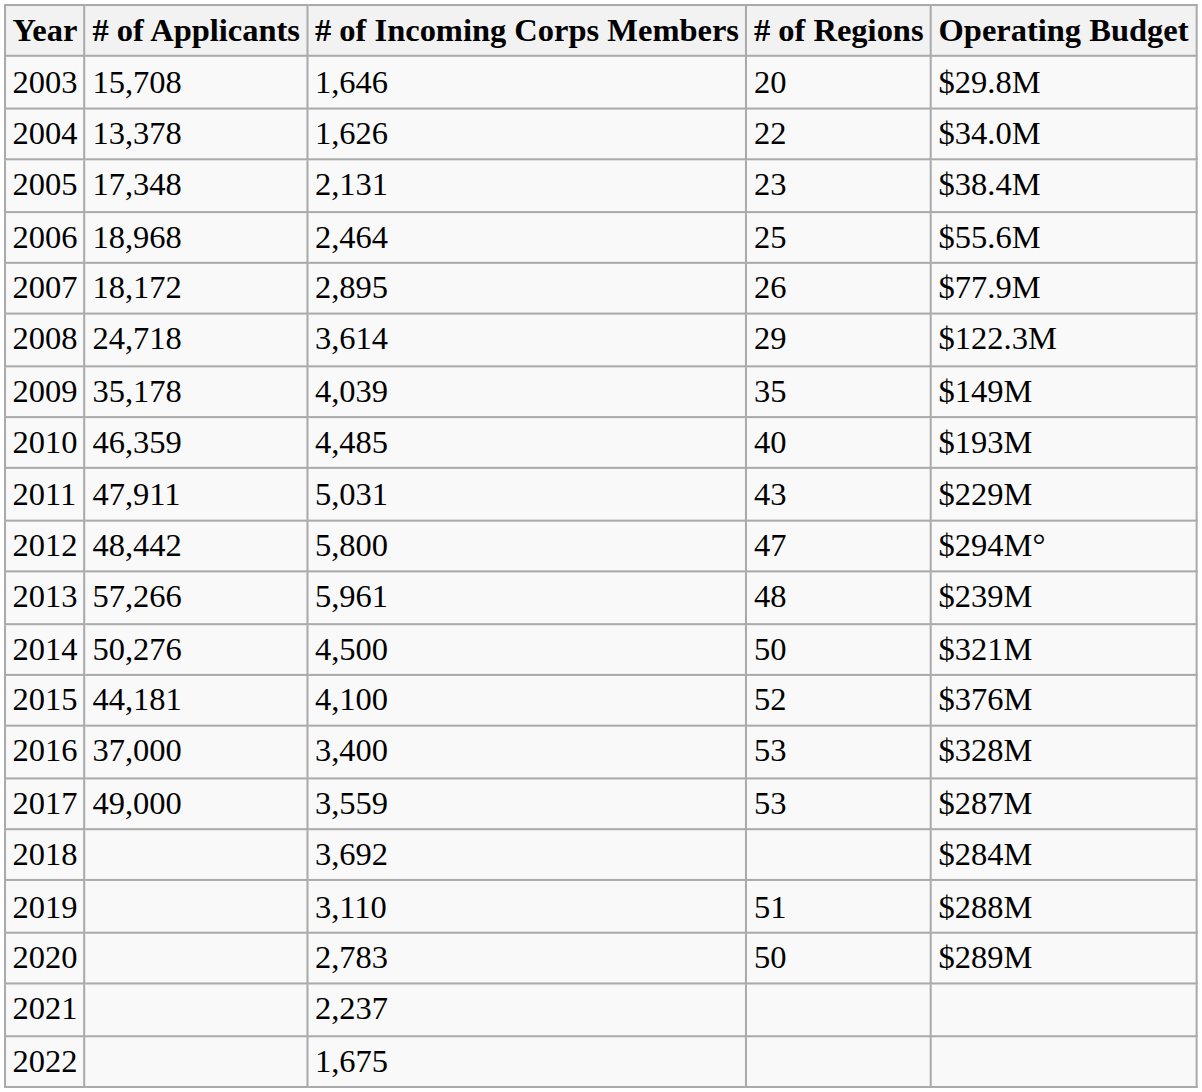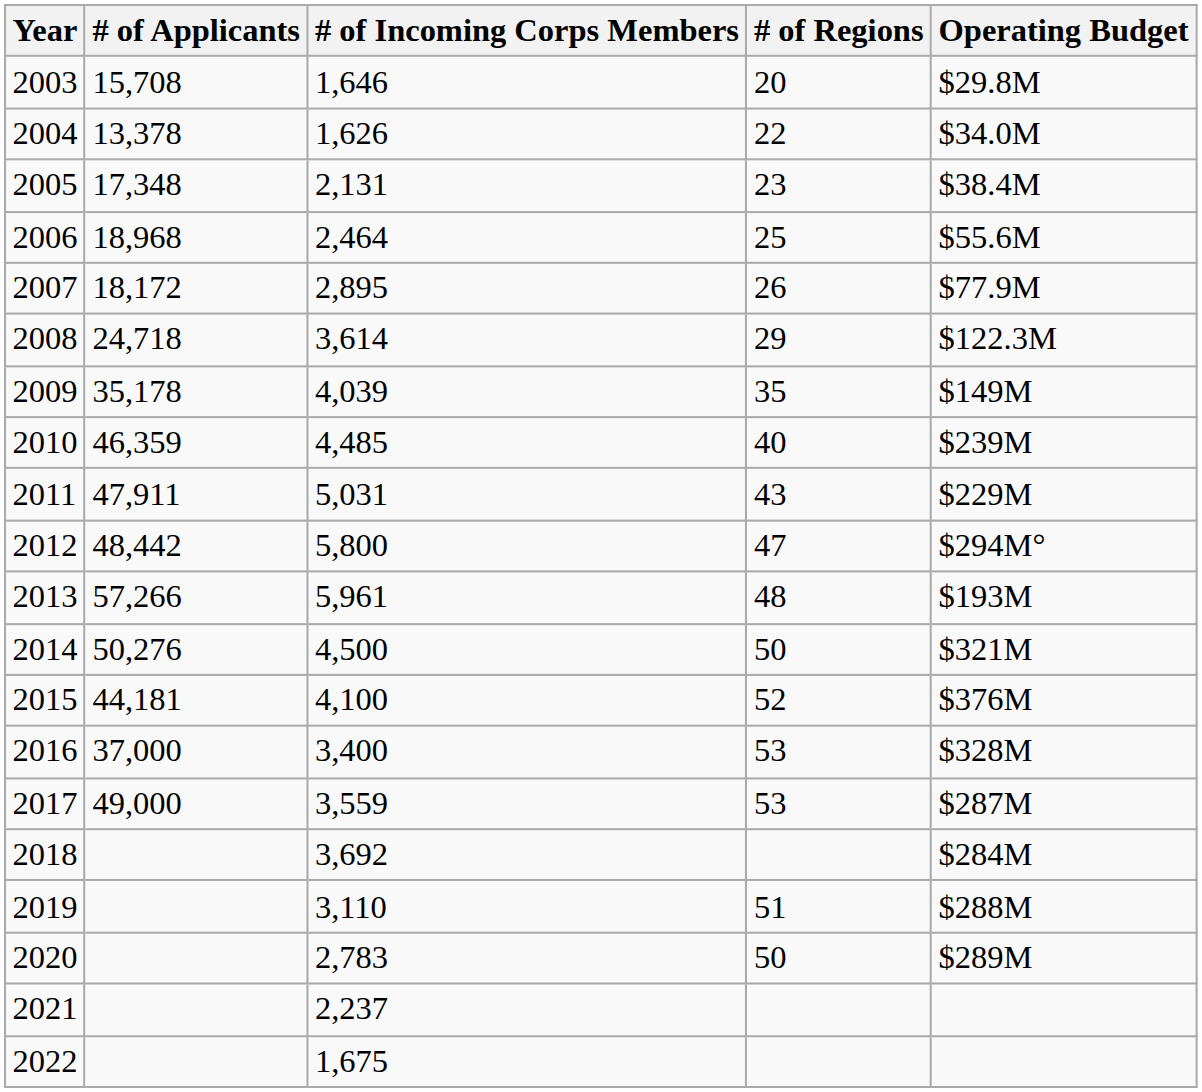(985, 442) $193M -> (985, 442) $239M
(985, 596) $239M -> (985, 596) $193M
